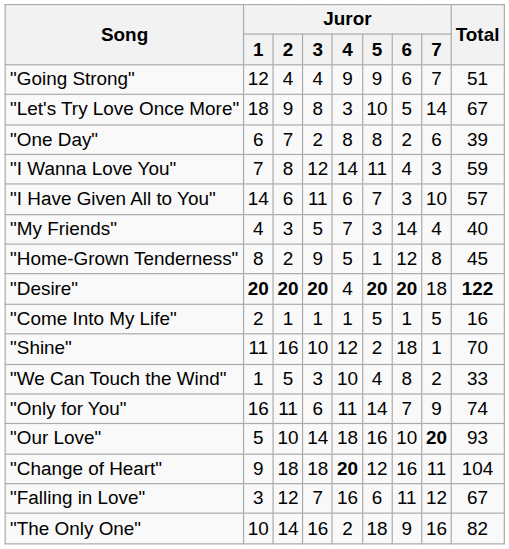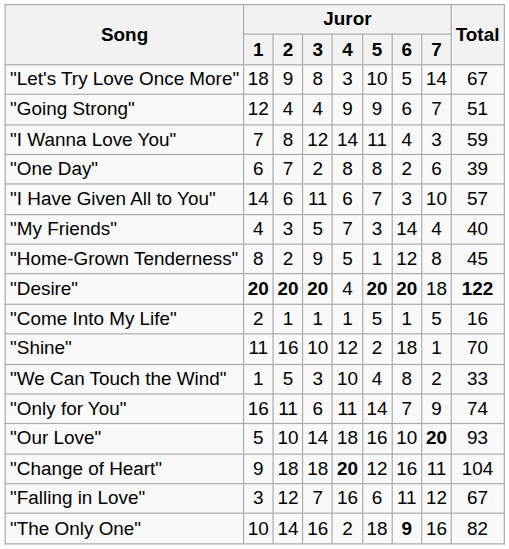rows swapped: (72, 79) <-> (125, 109)
rows swapped: (93, 169) <-> (54, 139)
(407, 528) normal -> (407, 528) bold
